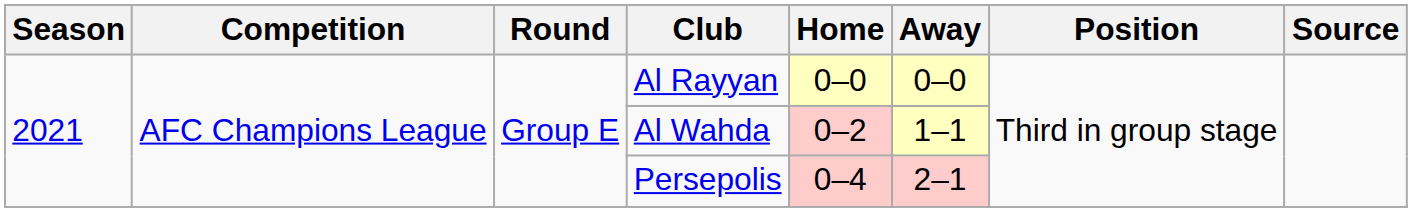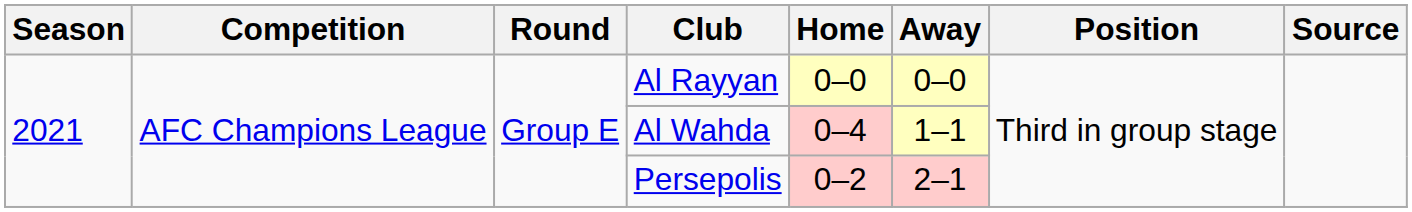(840, 130) 0–2 -> (840, 130) 0–4
(840, 180) 0–4 -> (840, 180) 0–2
